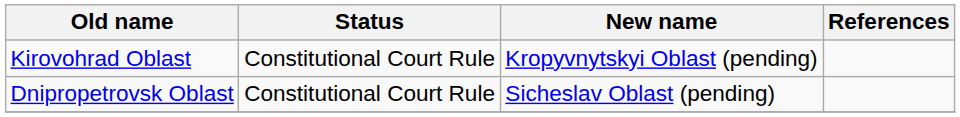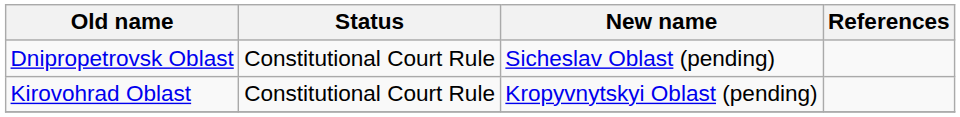rows swapped: (122, 93) <-> (101, 58)
